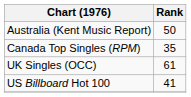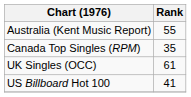(170, 30) 50 -> (170, 30) 55
